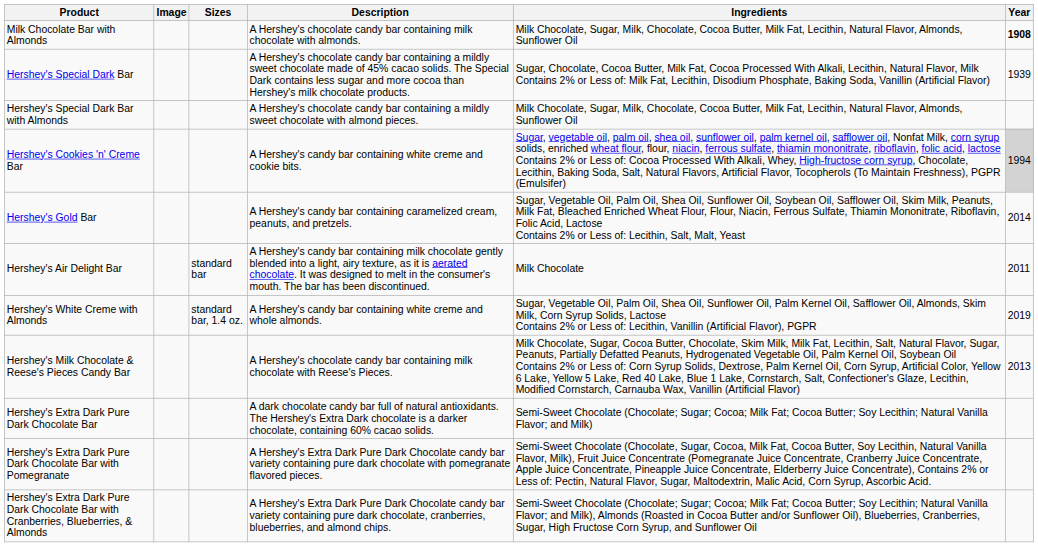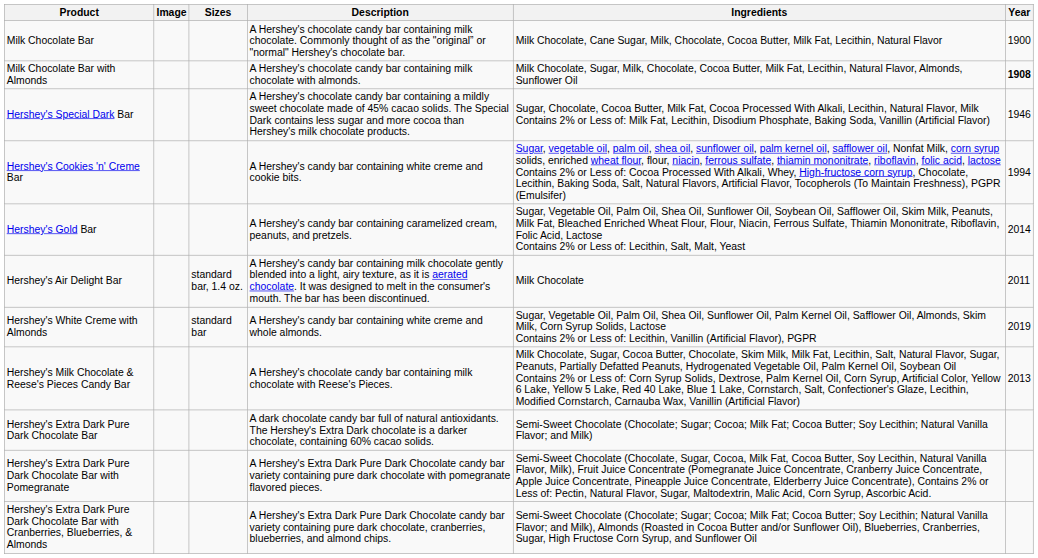+ row: (50, 40)
(1019, 74) 1939 -> (1019, 114) 1946
- row: (70, 114)
(1019, 160) lightgrey background -> (1019, 172) no background
(212, 269) standard bar -> (217, 281) standard bar, 1.4 oz.
(217, 315) standard bar, 1.4 oz. -> (212, 327) standard bar
